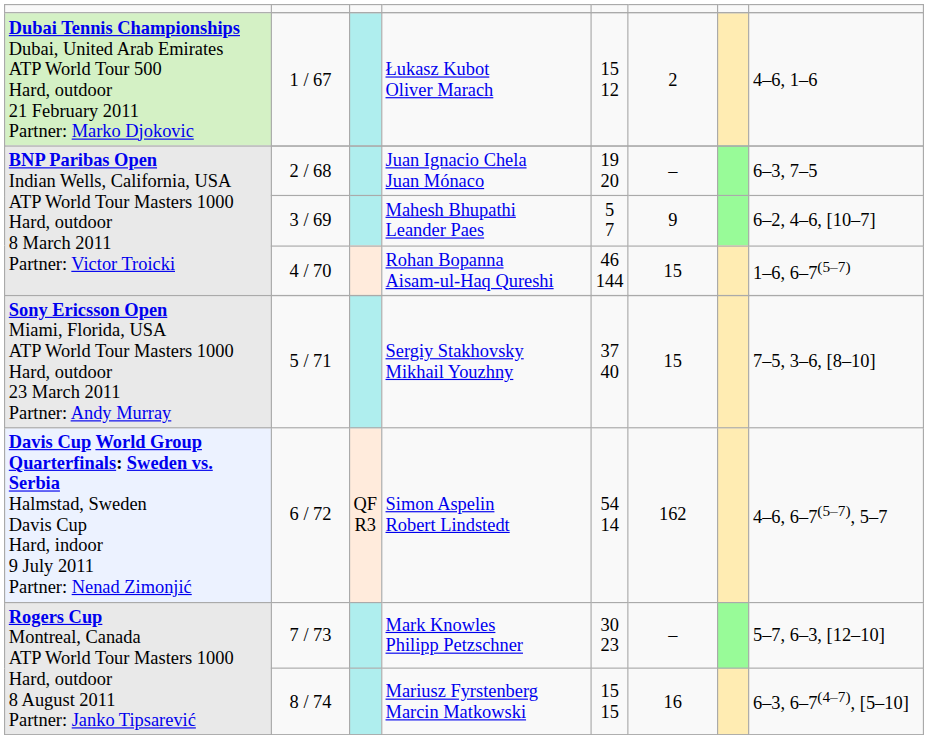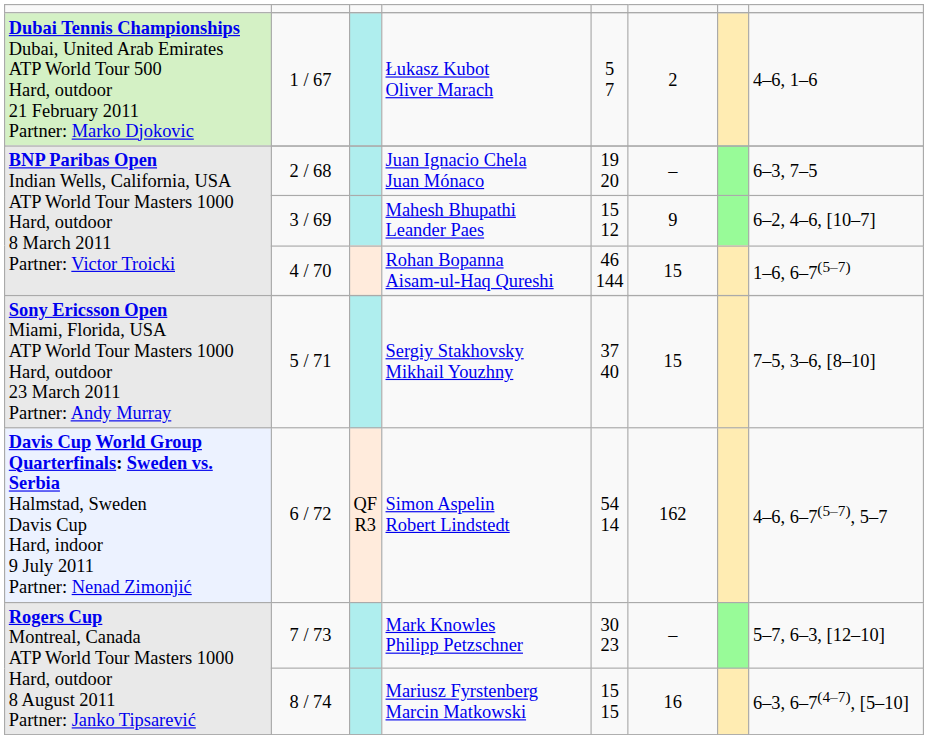(610, 79) 15 12 -> (610, 79) 5 7
(610, 220) 5 7 -> (610, 220) 15 12
